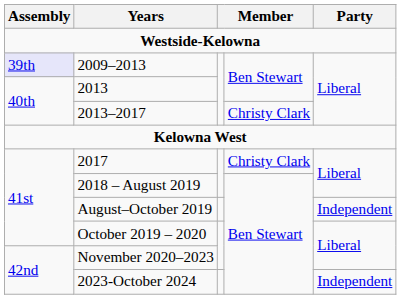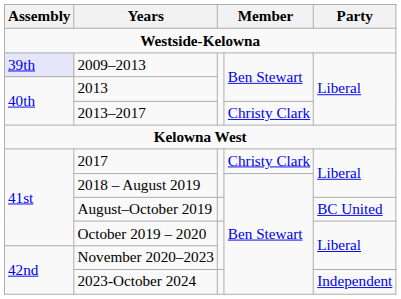(355, 209) Independent -> (350, 209) BC United
